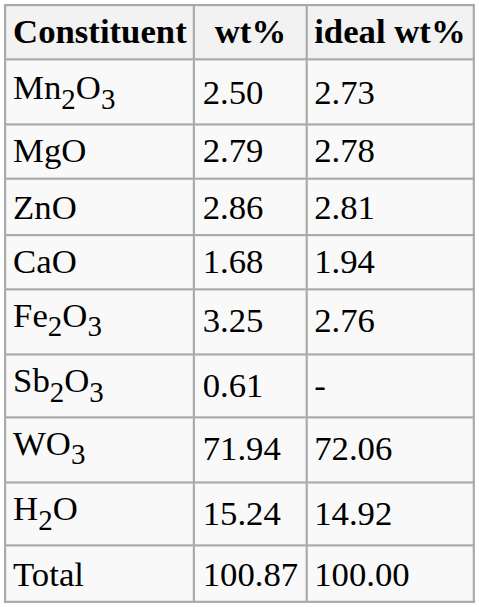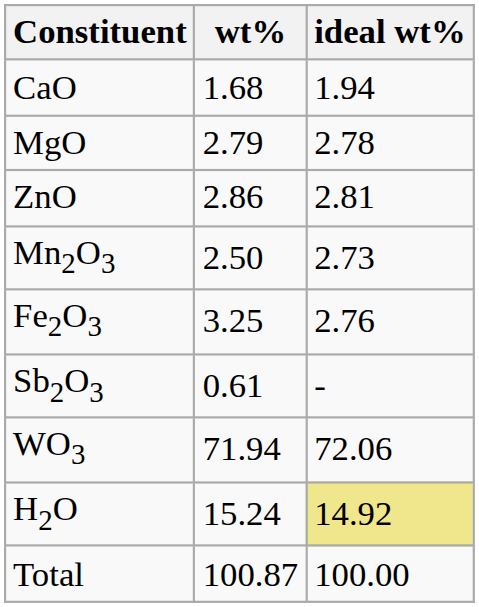rows swapped: (45, 261) <-> (64, 91)
(353, 513) no background -> (353, 513) khaki background
